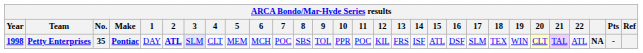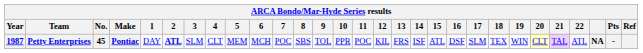(15, 41) 1998 -> (15, 41) 1987
(101, 41) 35 -> (101, 41) 45
(195, 41) lavender background -> (195, 41) no background
